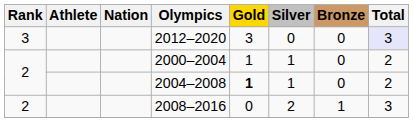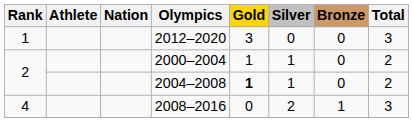(25, 38) 3 -> (25, 38) 1
(388, 38) lavender background -> (388, 38) no background
(25, 106) 2 -> (25, 106) 4
